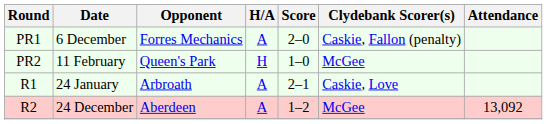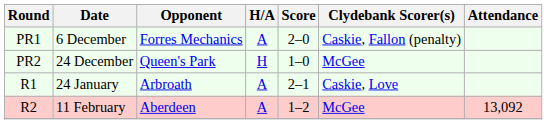(91, 61) 11 February -> (95, 61) 24 December
(95, 107) 24 December -> (91, 107) 11 February
